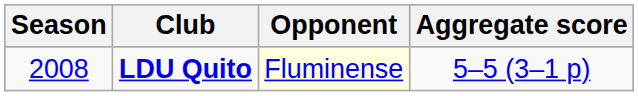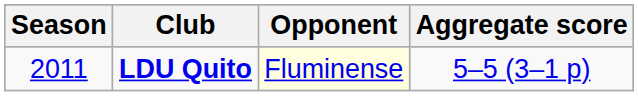(59, 68) 2008 -> (59, 68) 2011
